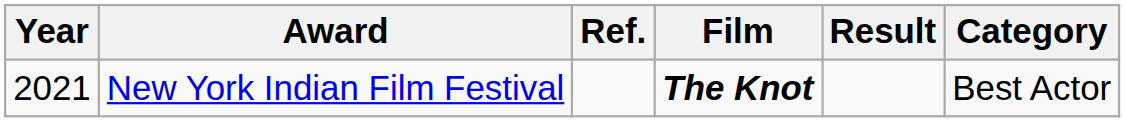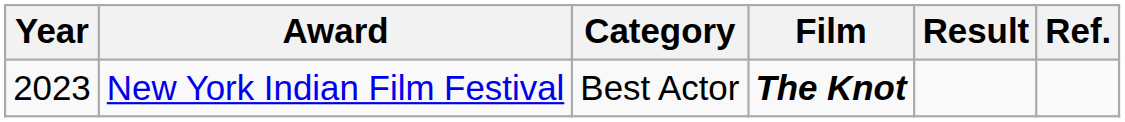columns swapped: (1032, 32) <-> (613, 32)
(52, 87) 2021 -> (52, 87) 2023
